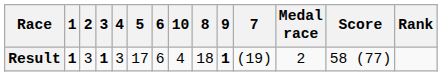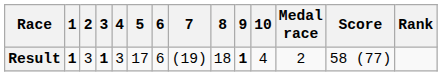columns swapped: (254, 25) <-> (180, 25)
